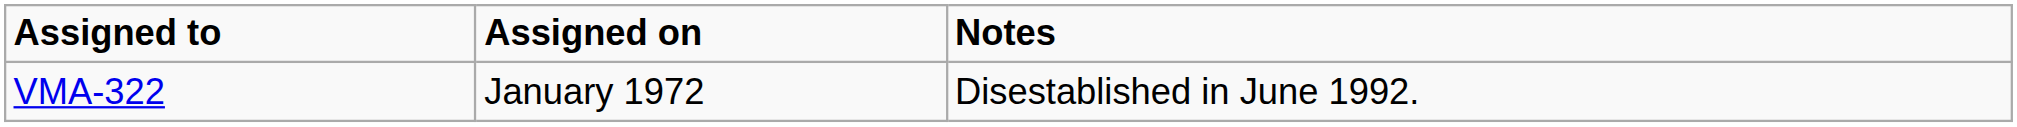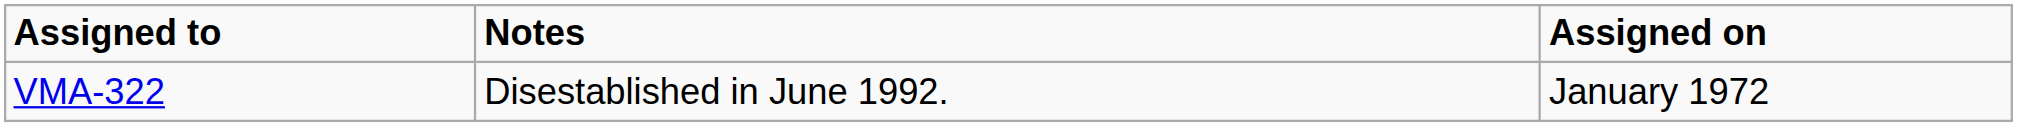columns swapped: (593, 33) <-> (1005, 33)
